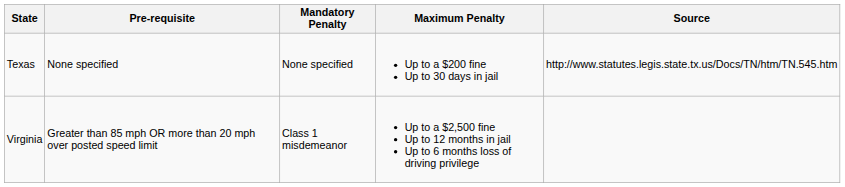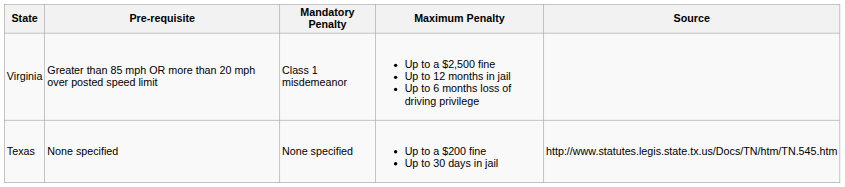rows swapped: (21, 64) <-> (25, 139)
